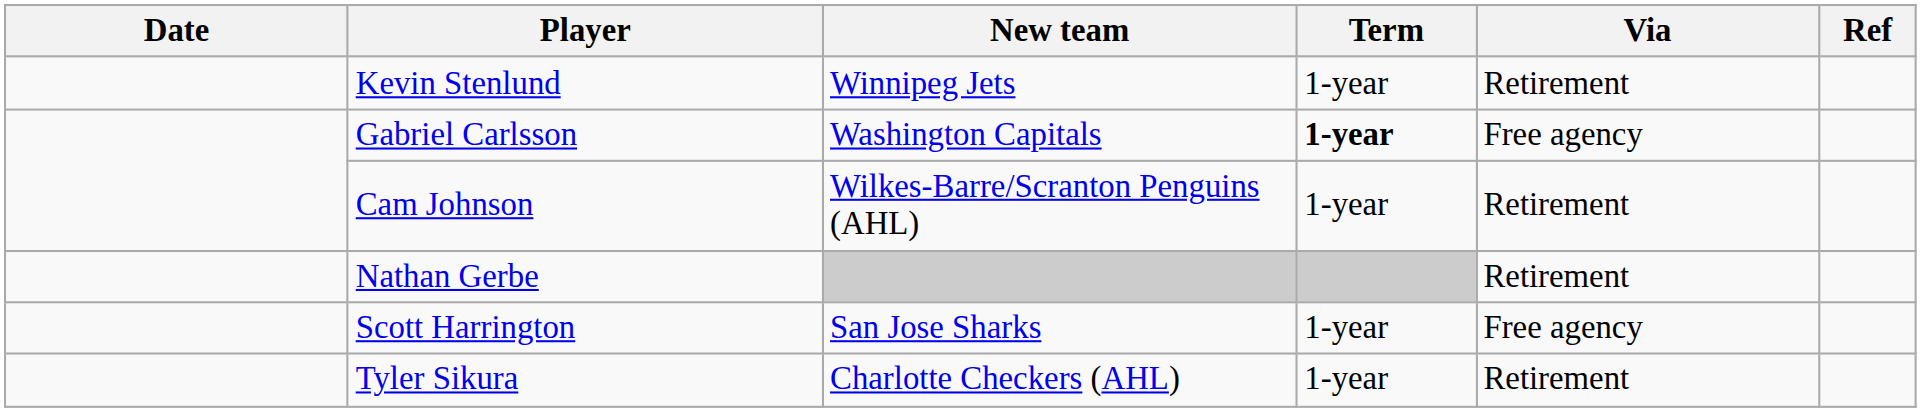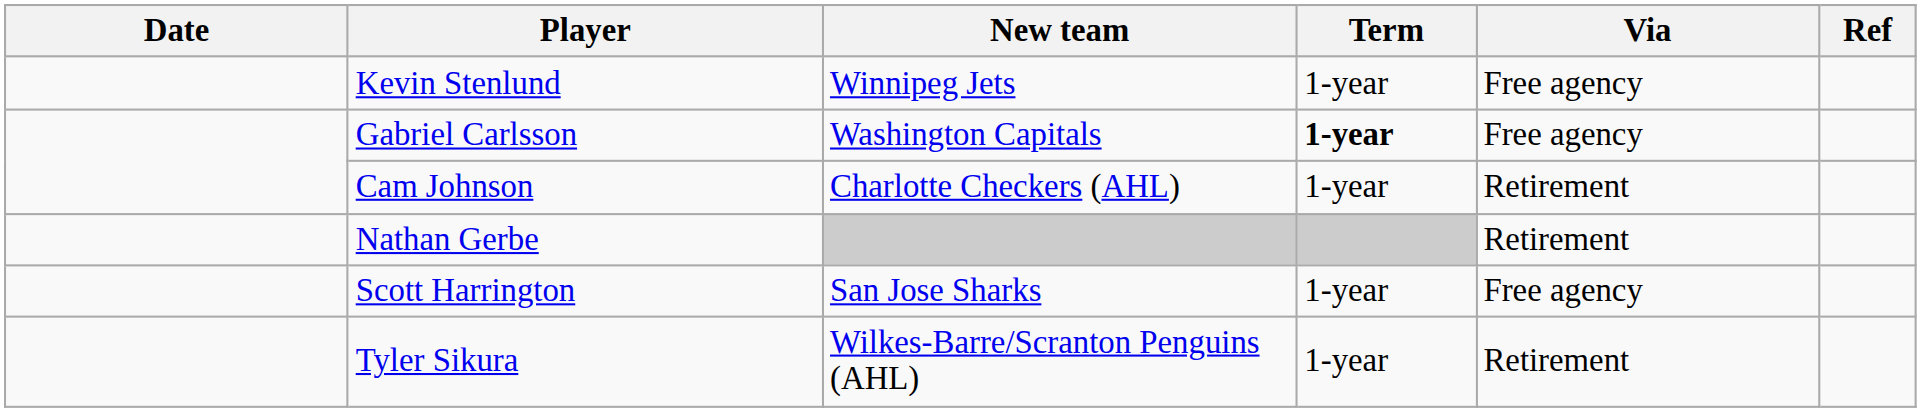(1556, 82) Retirement -> (1563, 82) Free agency
(1045, 205) Wilkes-Barre/Scranton Penguins (AHL) -> (1005, 186) Charlotte Checkers (AHL)
(1005, 379) Charlotte Checkers (AHL) -> (1045, 361) Wilkes-Barre/Scranton Penguins (AHL)
